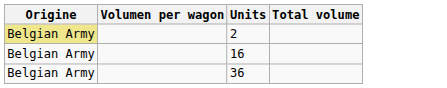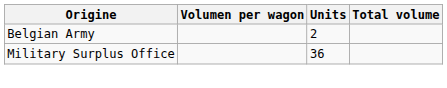(51, 34) khaki background -> (51, 34) no background
- row: (237, 54)
(51, 73) Belgian Army -> (91, 54) Military Surplus Office
